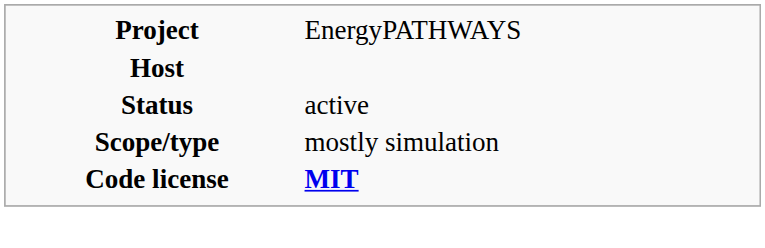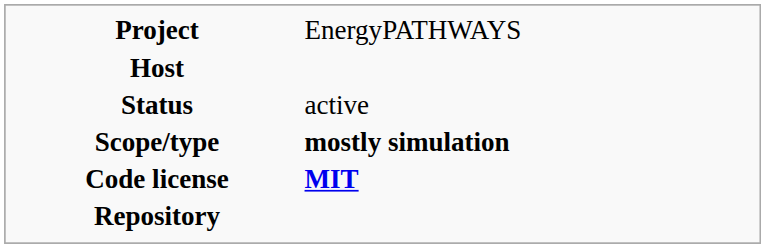(402, 142) normal -> (407, 142) bold
+ row: (157, 216)
